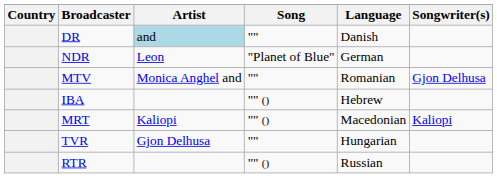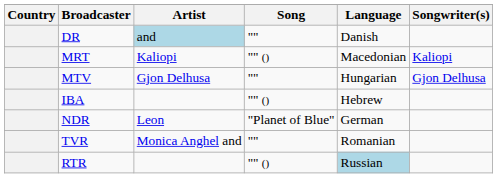rows swapped: (76, 57) <-> (76, 120)
(189, 78) Monica Anghel and -> (173, 78) Gjon Delhusa
(368, 78) Romanian -> (369, 78) Hungarian
(173, 141) Gjon Delhusa -> (189, 141) Monica Anghel and
(369, 141) Hungarian -> (368, 141) Romanian
(362, 162) no background -> (362, 162) lightblue background
